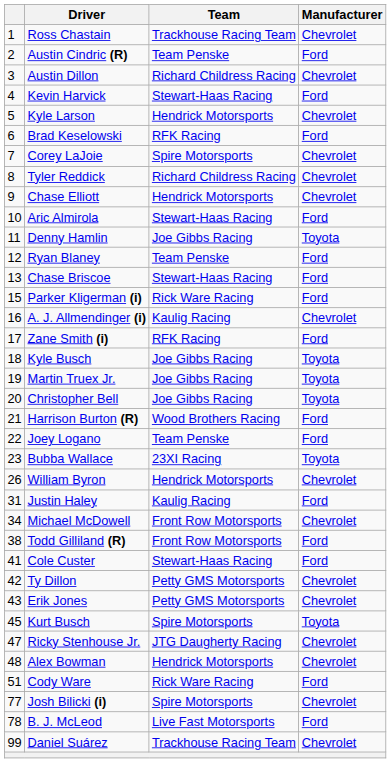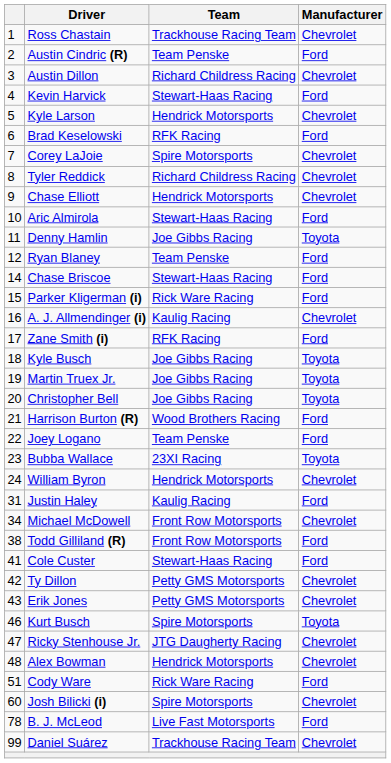(14, 277) 13 -> (14, 277) 14
(14, 480) 26 -> (14, 480) 24
(14, 621) 45 -> (14, 621) 46
(14, 702) 77 -> (14, 702) 60
